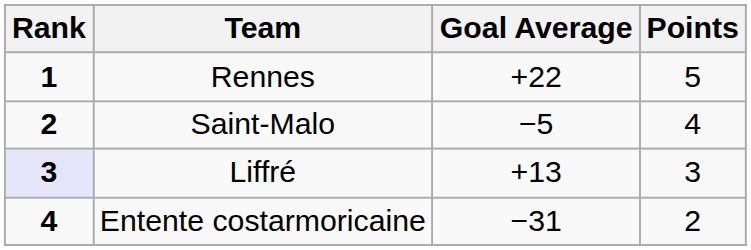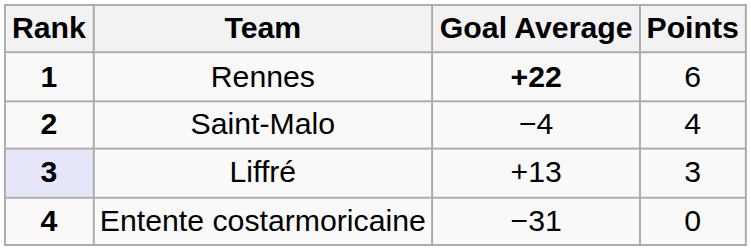(536, 76) normal -> (536, 76) bold
(693, 76) 5 -> (693, 76) 6
(536, 124) −5 -> (536, 124) −4
(693, 220) 2 -> (693, 220) 0
